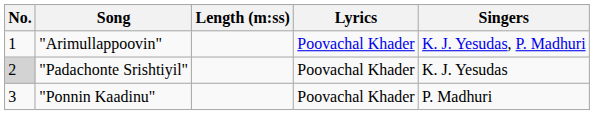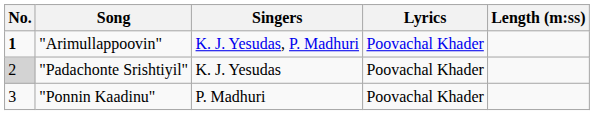columns swapped: (504, 17) <-> (243, 17)
(12, 44) normal -> (12, 44) bold
